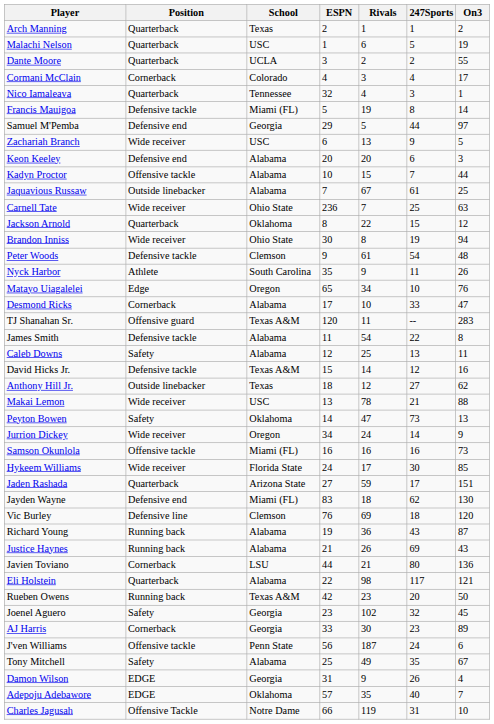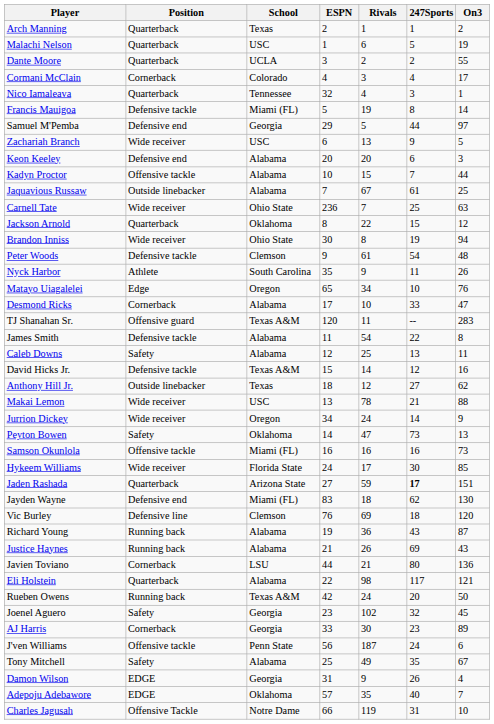rows swapped: (37, 418) <-> (37, 434)
(415, 483) normal -> (415, 483) bold
(366, 597) 23 -> (366, 597) 24
